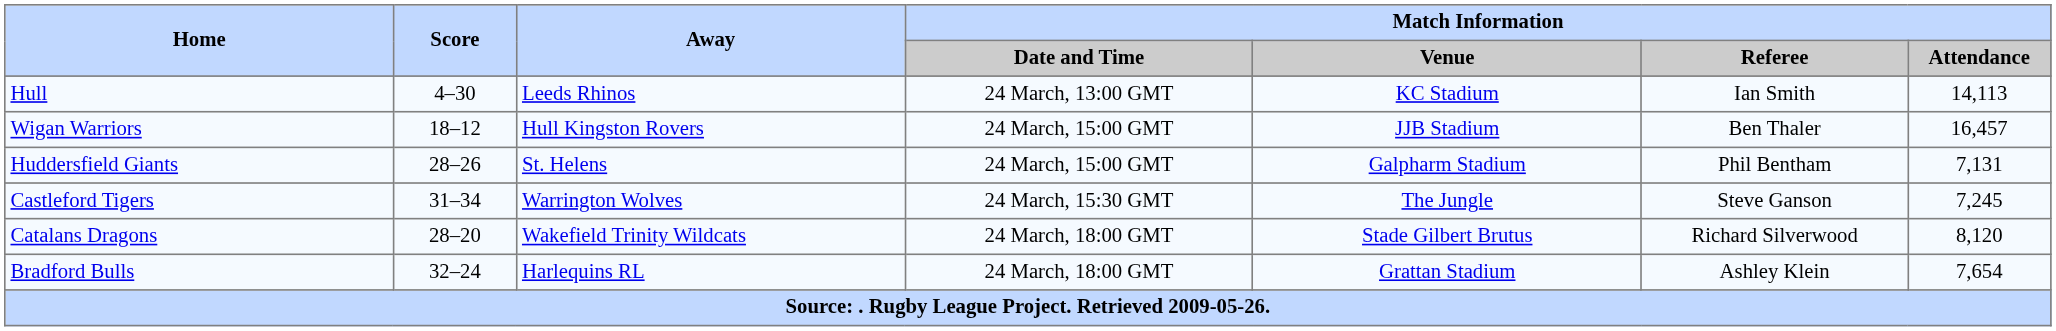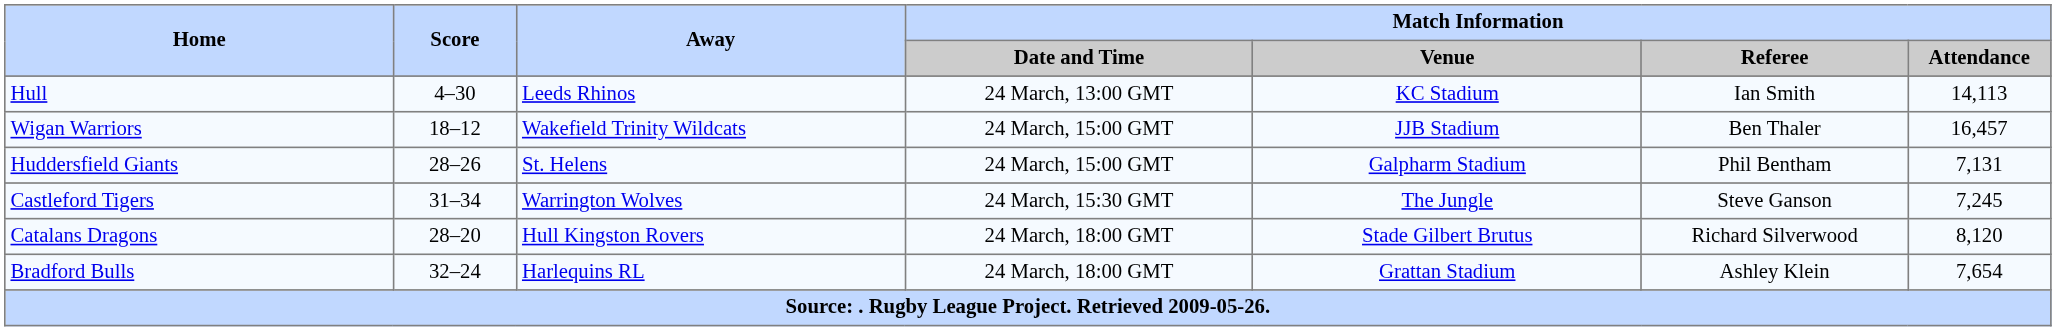(613, 129) Hull Kingston Rovers -> (634, 129) Wakefield Trinity Wildcats
(634, 236) Wakefield Trinity Wildcats -> (613, 236) Hull Kingston Rovers
